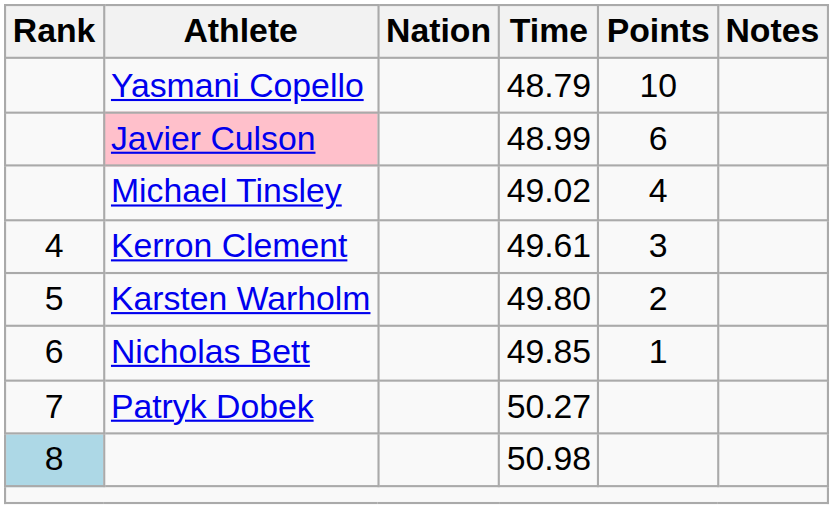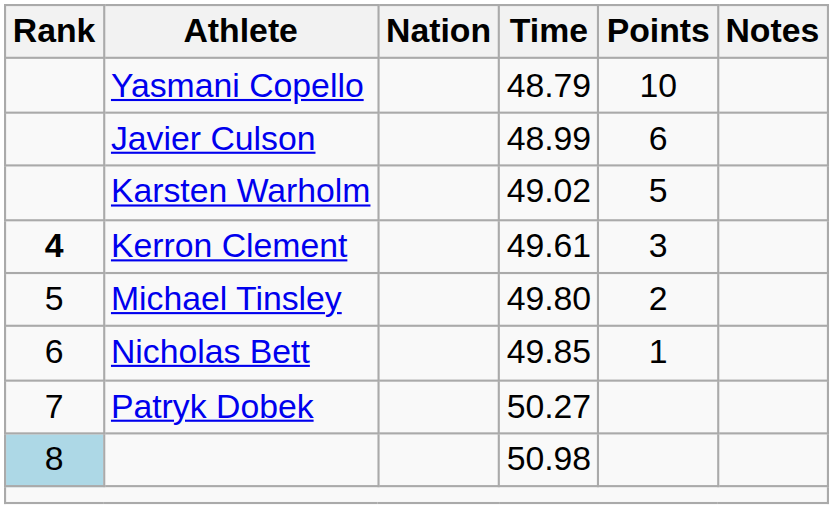(213, 138) pink background -> (213, 138) no background
(226, 191) Michael Tinsley -> (241, 191) Karsten Warholm
(658, 191) 4 -> (658, 191) 5
(54, 245) normal -> (54, 245) bold
(241, 298) Karsten Warholm -> (226, 298) Michael Tinsley
